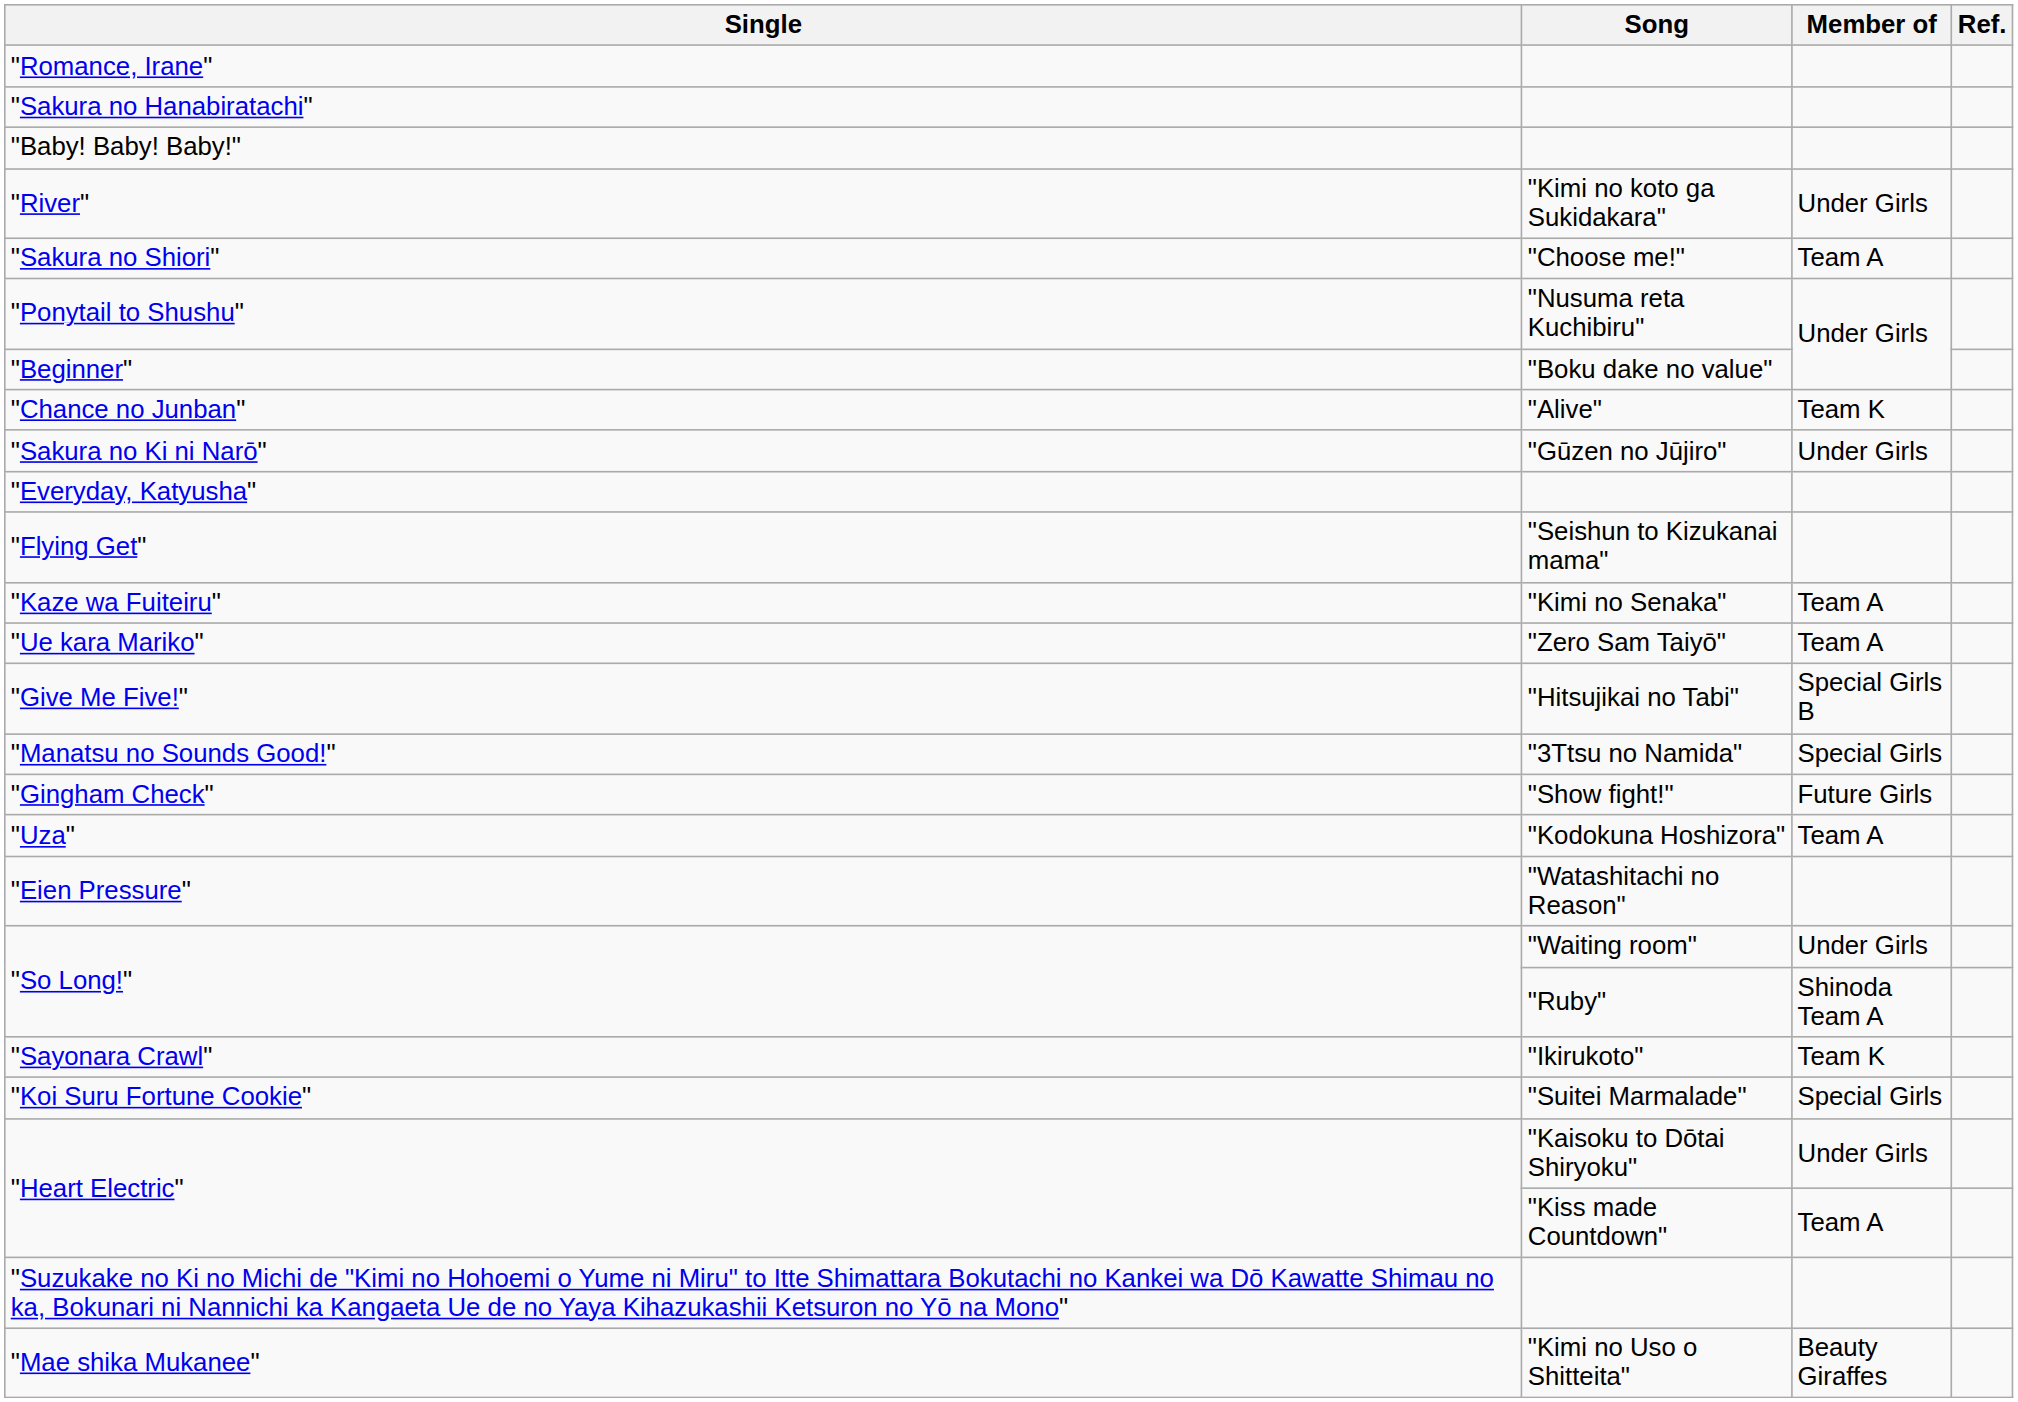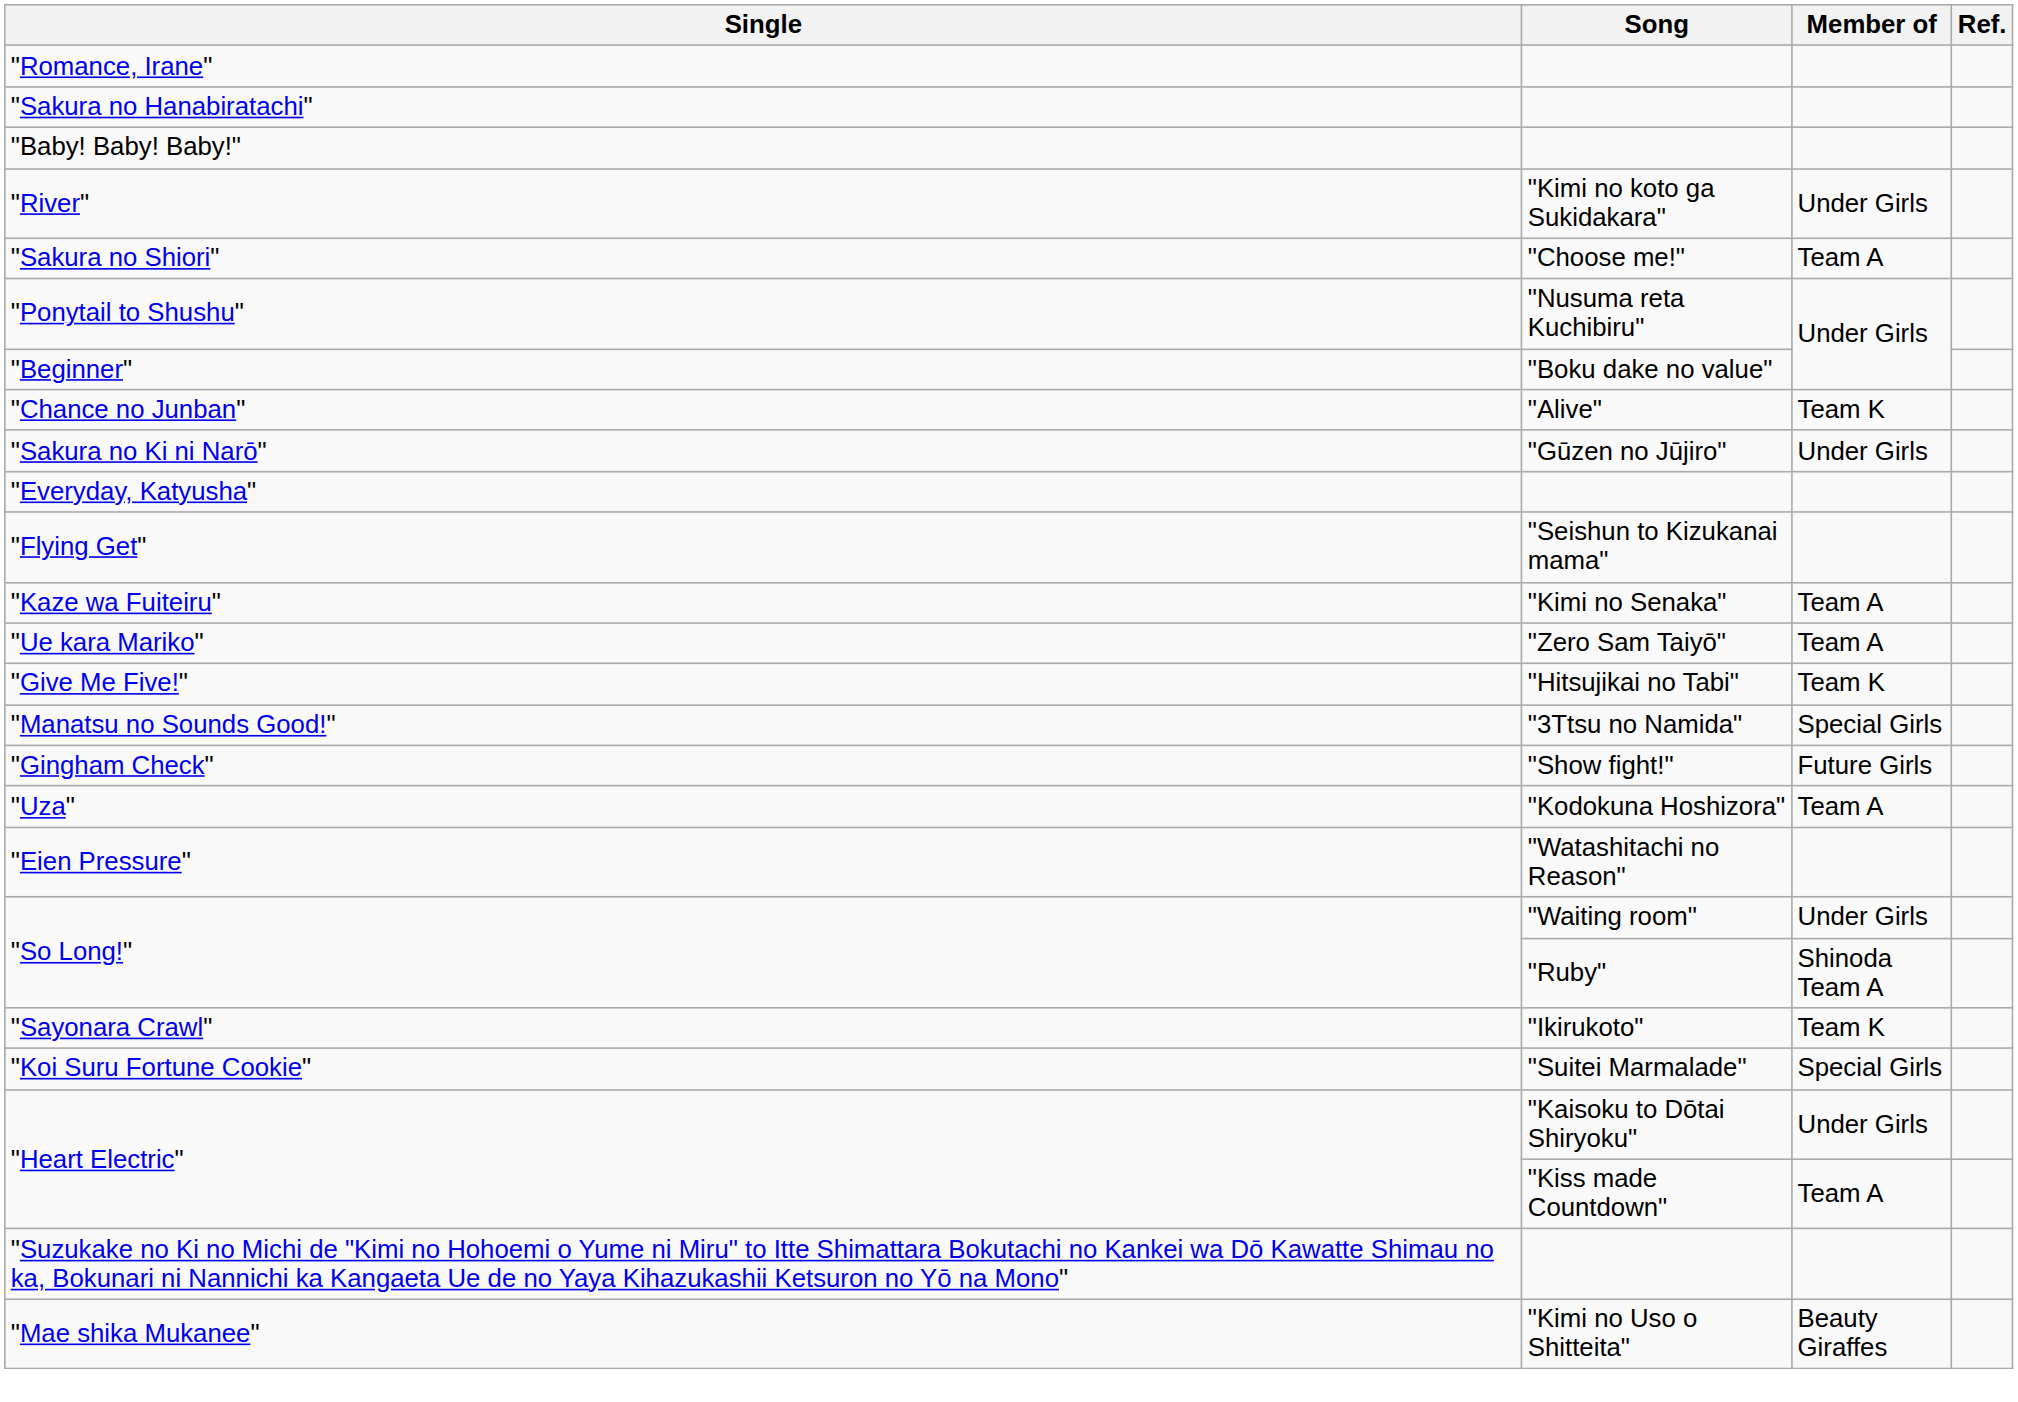(1870, 698) Special Girls B -> (1841, 683) Team K
